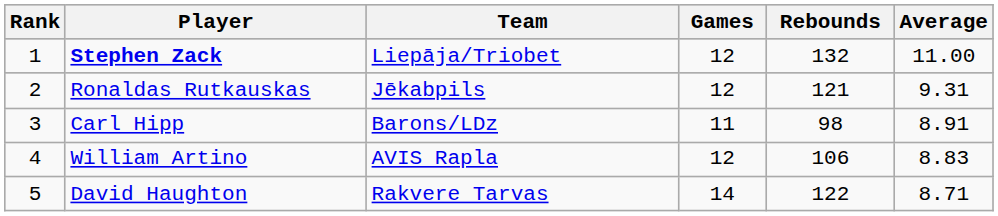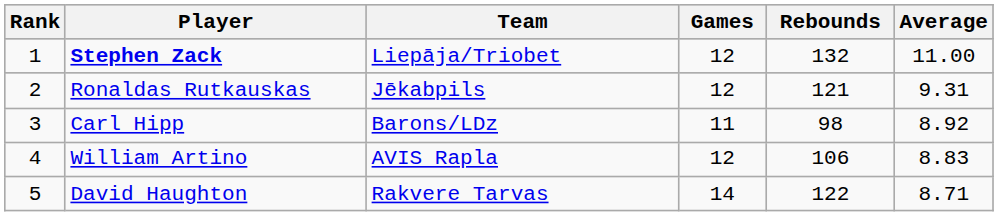(944, 125) 8.91 -> (944, 125) 8.92
